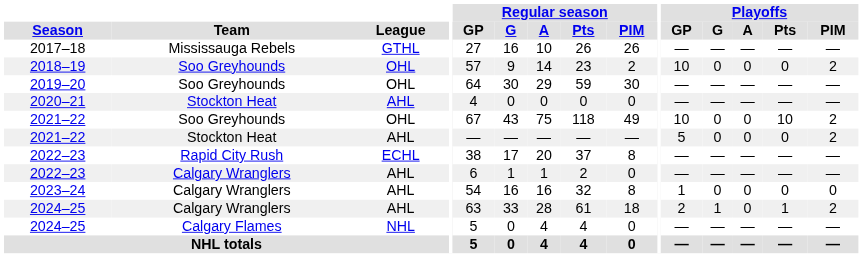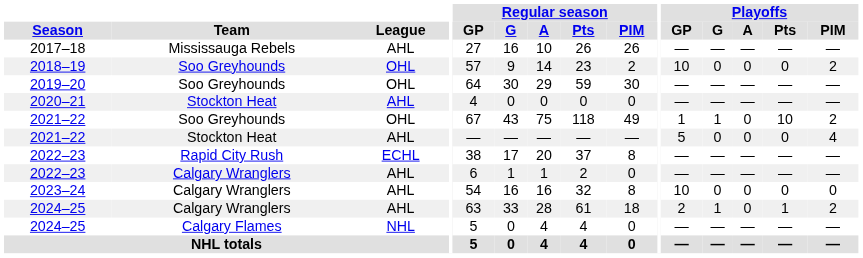(401, 48) GTHL -> (401, 48) AHL
(682, 119) 10 -> (682, 119) 1
(718, 119) 0 -> (718, 119) 1
(833, 137) 2 -> (833, 137) 4
(682, 190) 1 -> (682, 190) 10
